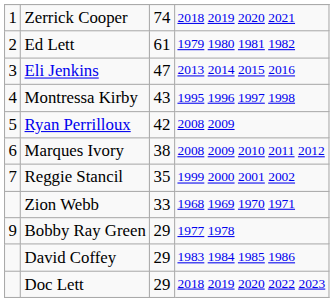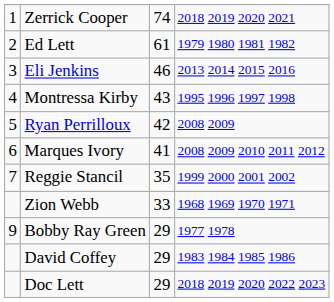(162, 71) 47 -> (162, 71) 46
(162, 151) 38 -> (162, 151) 41
